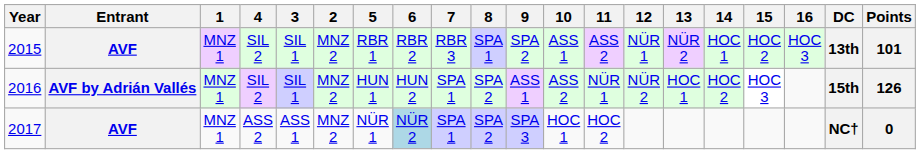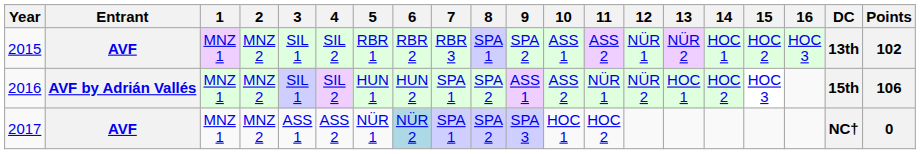columns swapped: (333, 16) <-> (258, 16)
(889, 48) 101 -> (889, 48) 102
(889, 88) 126 -> (889, 88) 106
